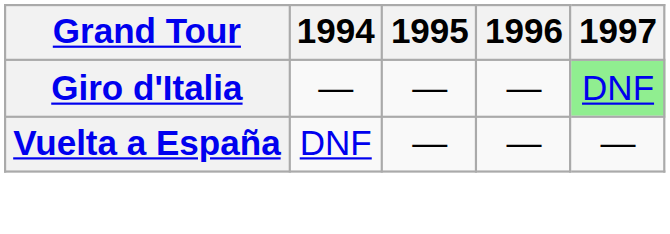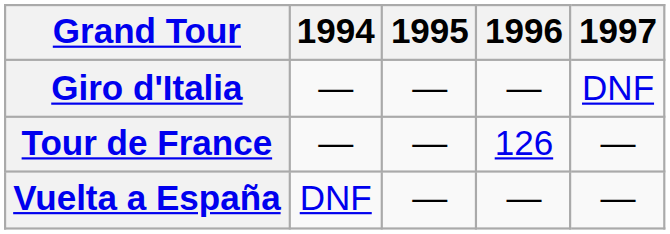(618, 87) lightgreen background -> (618, 87) no background
+ row: (147, 143)
